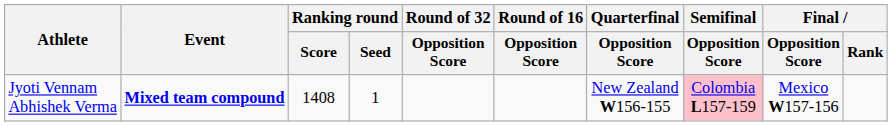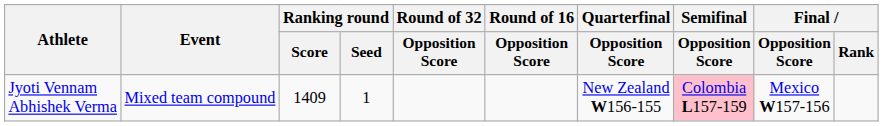(205, 98) bold -> (200, 98) normal
(319, 98) 1408 -> (310, 98) 1409
